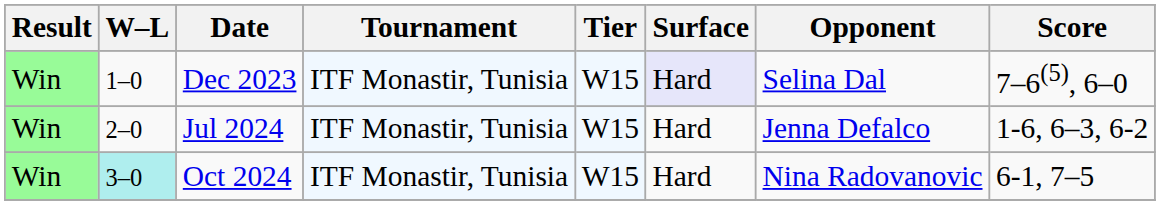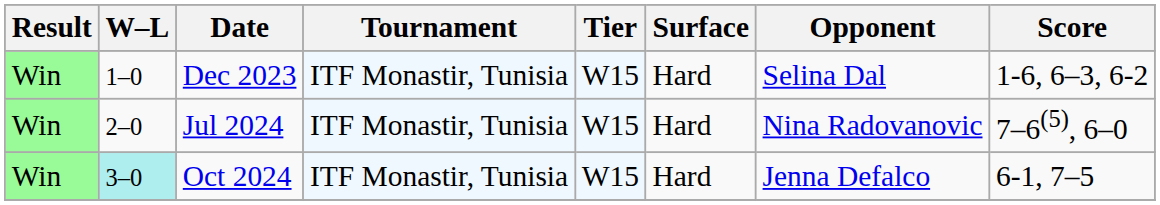(682, 78) lavender background -> (682, 74) no background
(1062, 78) 7–6(5), 6–0 -> (1072, 74) 1-6, 6–3, 6-2
(846, 129) Jenna Defalco -> (873, 125) Nina Radovanovic
(1072, 129) 1-6, 6–3, 6-2 -> (1062, 125) 7–6(5), 6–0
(873, 175) Nina Radovanovic -> (846, 175) Jenna Defalco
